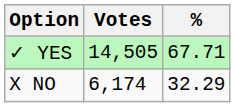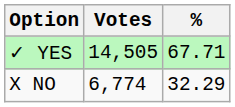(117, 85) 6,174 -> (117, 85) 6,774
